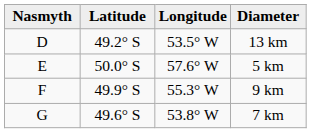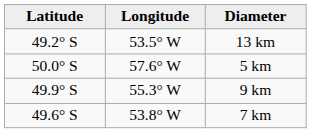- column: (42, 16)
